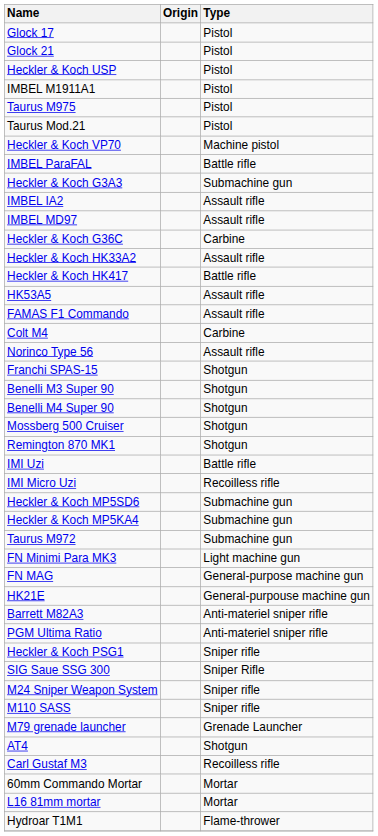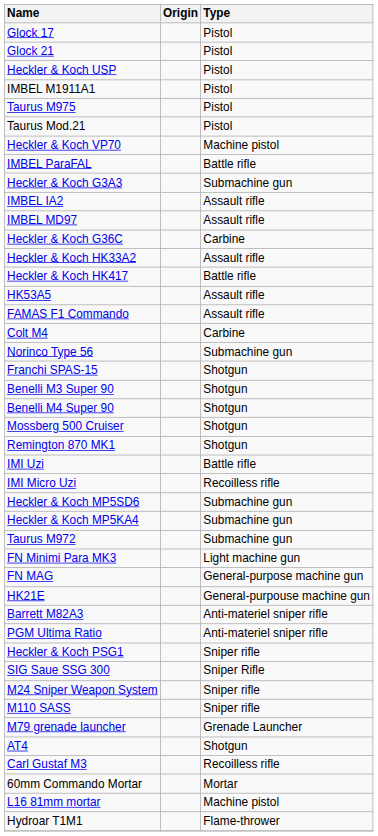(234, 351) Assault rifle -> (248, 351) Submachine gun
(220, 802) Mortar -> (241, 802) Machine pistol
